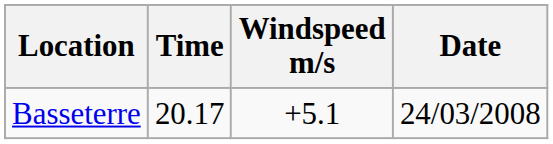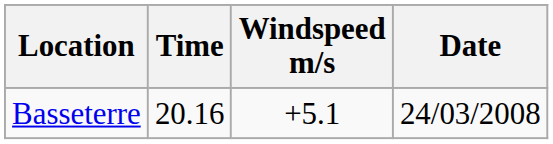(190, 112) 20.17 -> (190, 112) 20.16
